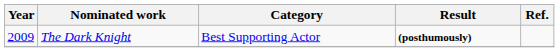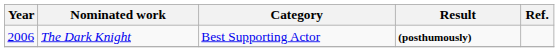(21, 36) 2009 -> (21, 36) 2006
